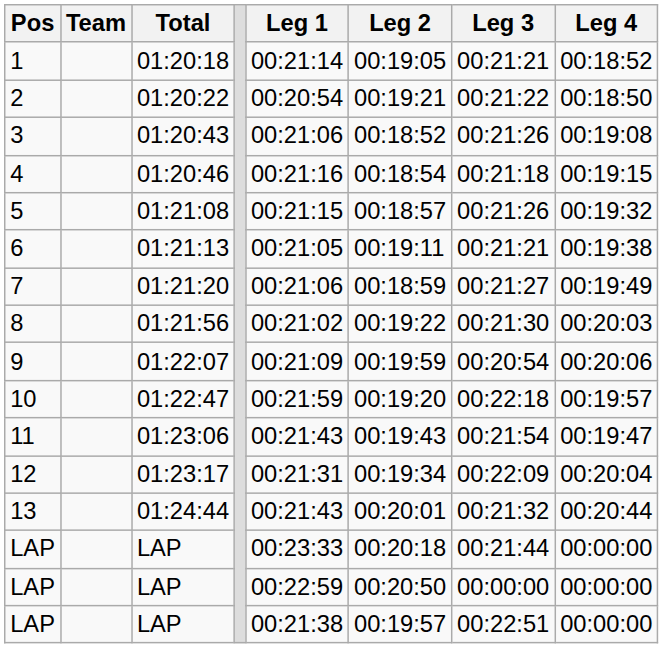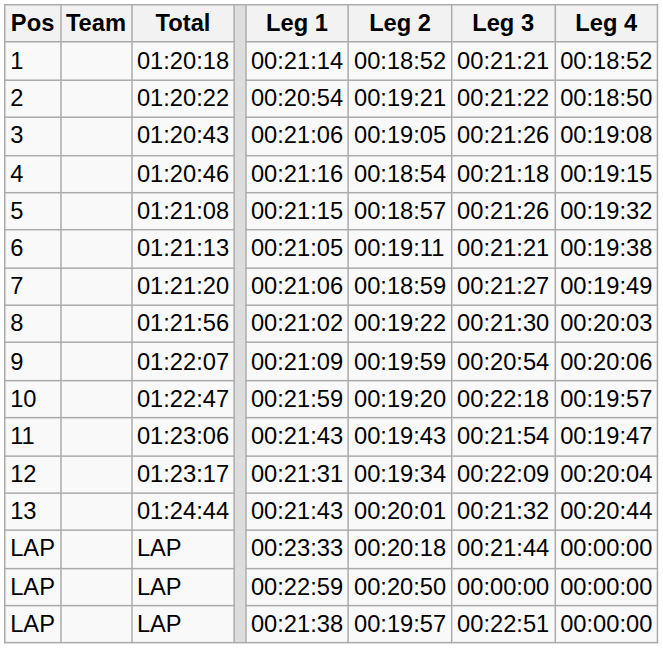(400, 60) 00:19:05 -> (400, 60) 00:18:52
(400, 135) 00:18:52 -> (400, 135) 00:19:05
